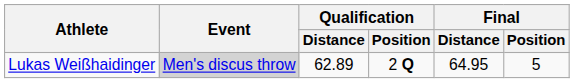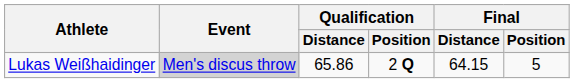(334, 66) 62.89 -> (334, 66) 65.86
(469, 66) 64.95 -> (469, 66) 64.15
